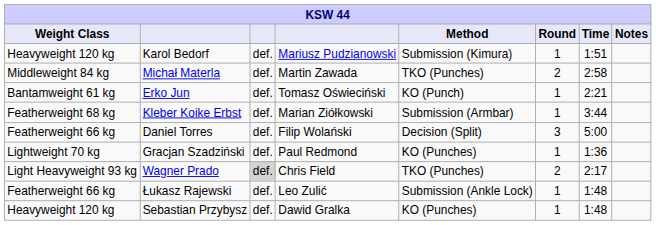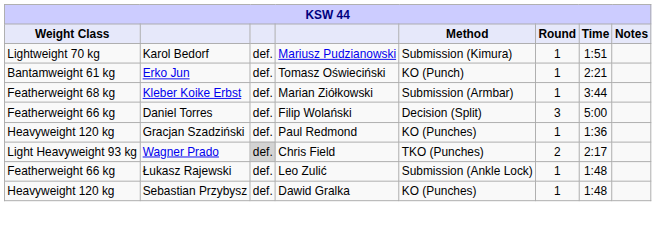(61, 53) Heavyweight 120 kg -> (54, 53) Lightweight 70 kg
- row: (181, 73)
(54, 151) Lightweight 70 kg -> (61, 132) Heavyweight 120 kg
